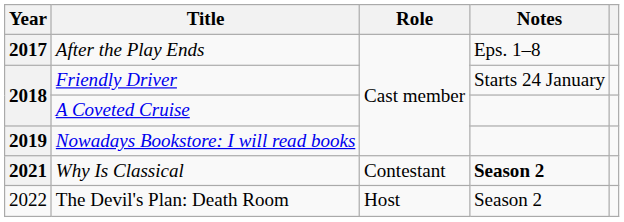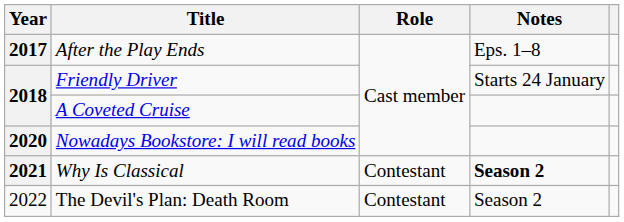(28, 140) 2019 -> (28, 140) 2020
(382, 200) Host -> (405, 200) Contestant
